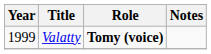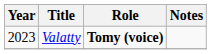(22, 37) 1999 -> (22, 37) 2023
